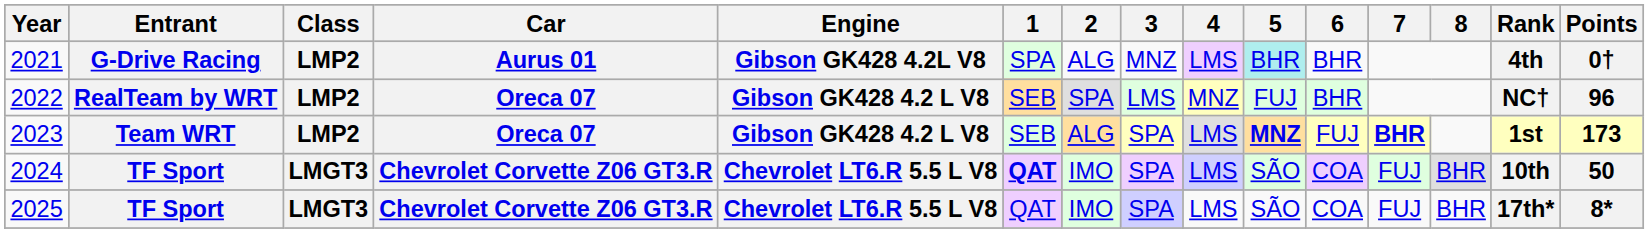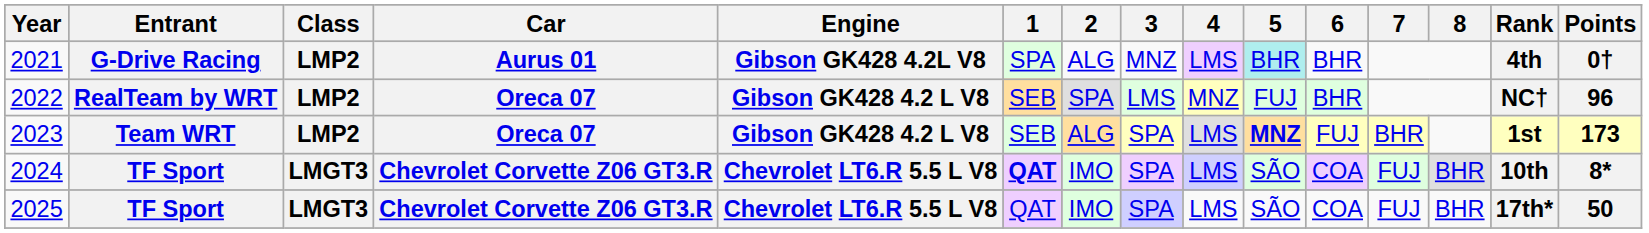(1400, 134) bold -> (1399, 134) normal
(1602, 171) 50 -> (1600, 171) 8*
(1602, 208) 8* -> (1600, 208) 50
